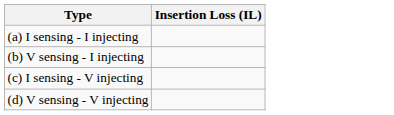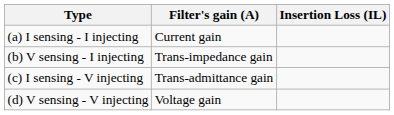+ column: (214, 15)
